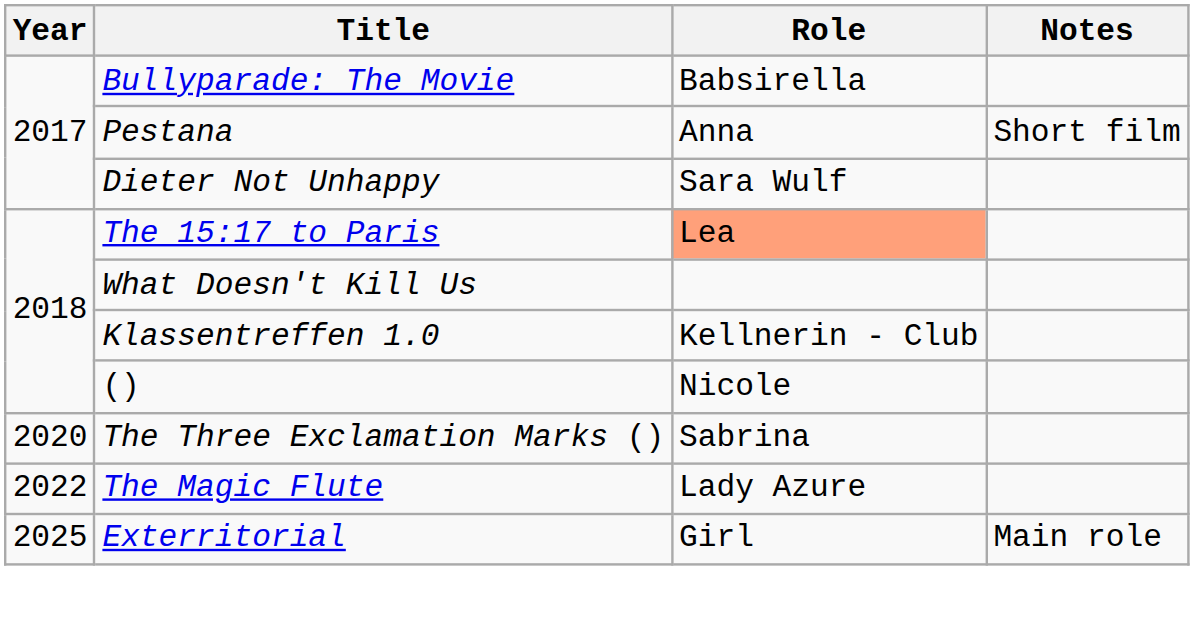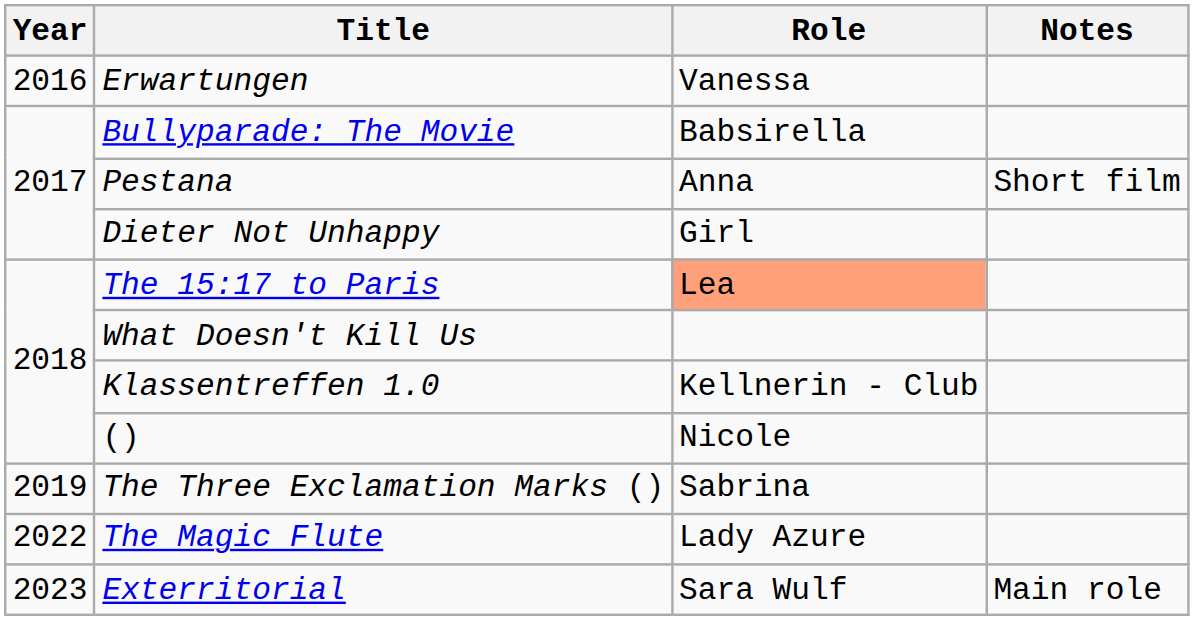+ row: (205, 81)
(763, 183) Sara Wulf -> (716, 234) Girl
(50, 437) 2020 -> (50, 488) 2019
(50, 539) 2025 -> (50, 590) 2023
(716, 539) Girl -> (763, 590) Sara Wulf
